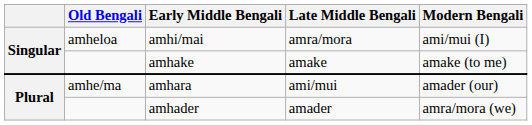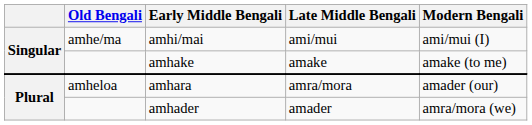(93, 39) amheloa -> (95, 39) amhe/ma
(320, 39) amra/mora -> (313, 39) ami/mui
(95, 85) amhe/ma -> (93, 85) amheloa
(313, 85) ami/mui -> (320, 85) amra/mora
